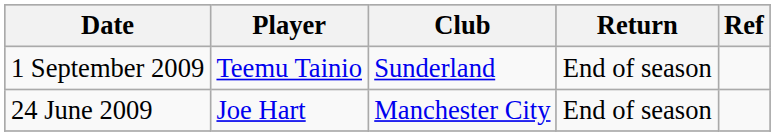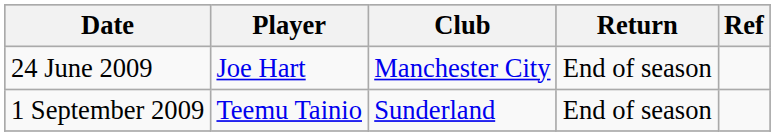rows swapped: (82, 109) <-> (108, 67)
